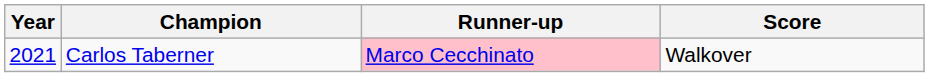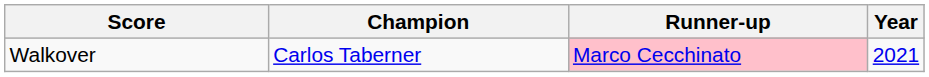columns swapped: (33, 22) <-> (792, 22)
